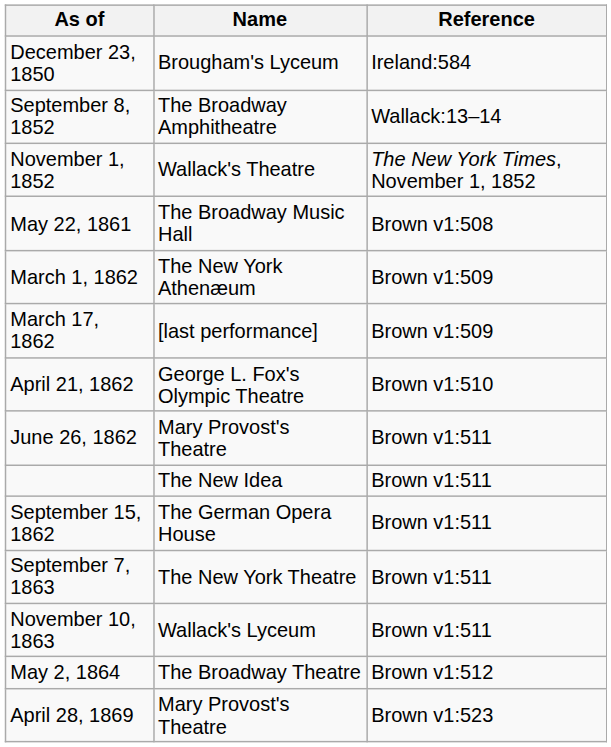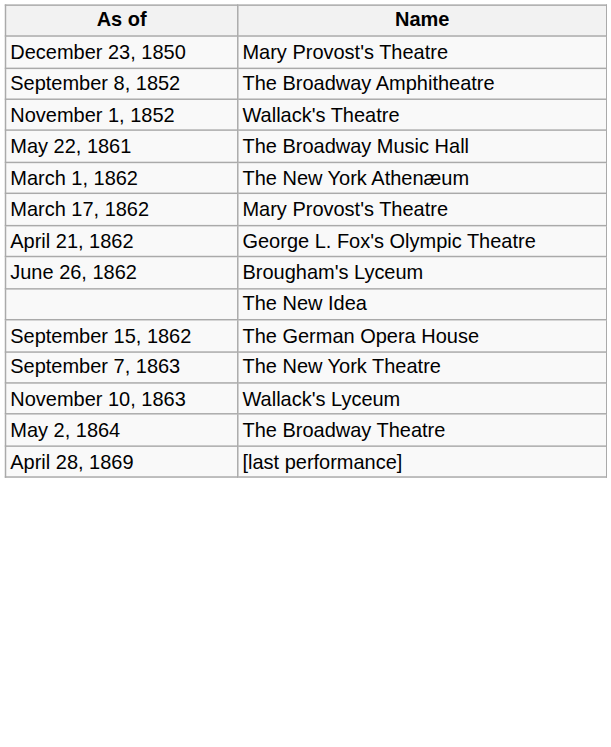- column: (487, 20)
(248, 63) Brougham's Lyceum -> (345, 52) Mary Provost's Theatre
(238, 331) [last performance] -> (345, 210) Mary Provost's Theatre
(224, 438) Mary Provost's Theatre -> (333, 273) Brougham's Lyceum
(224, 715) Mary Provost's Theatre -> (322, 462) [last performance]
